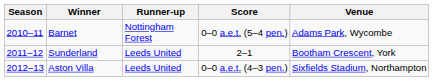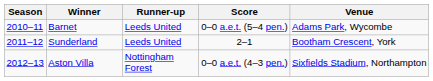(149, 32) Nottingham Forest -> (153, 27) Leeds United
(153, 68) Leeds United -> (149, 63) Nottingham Forest
